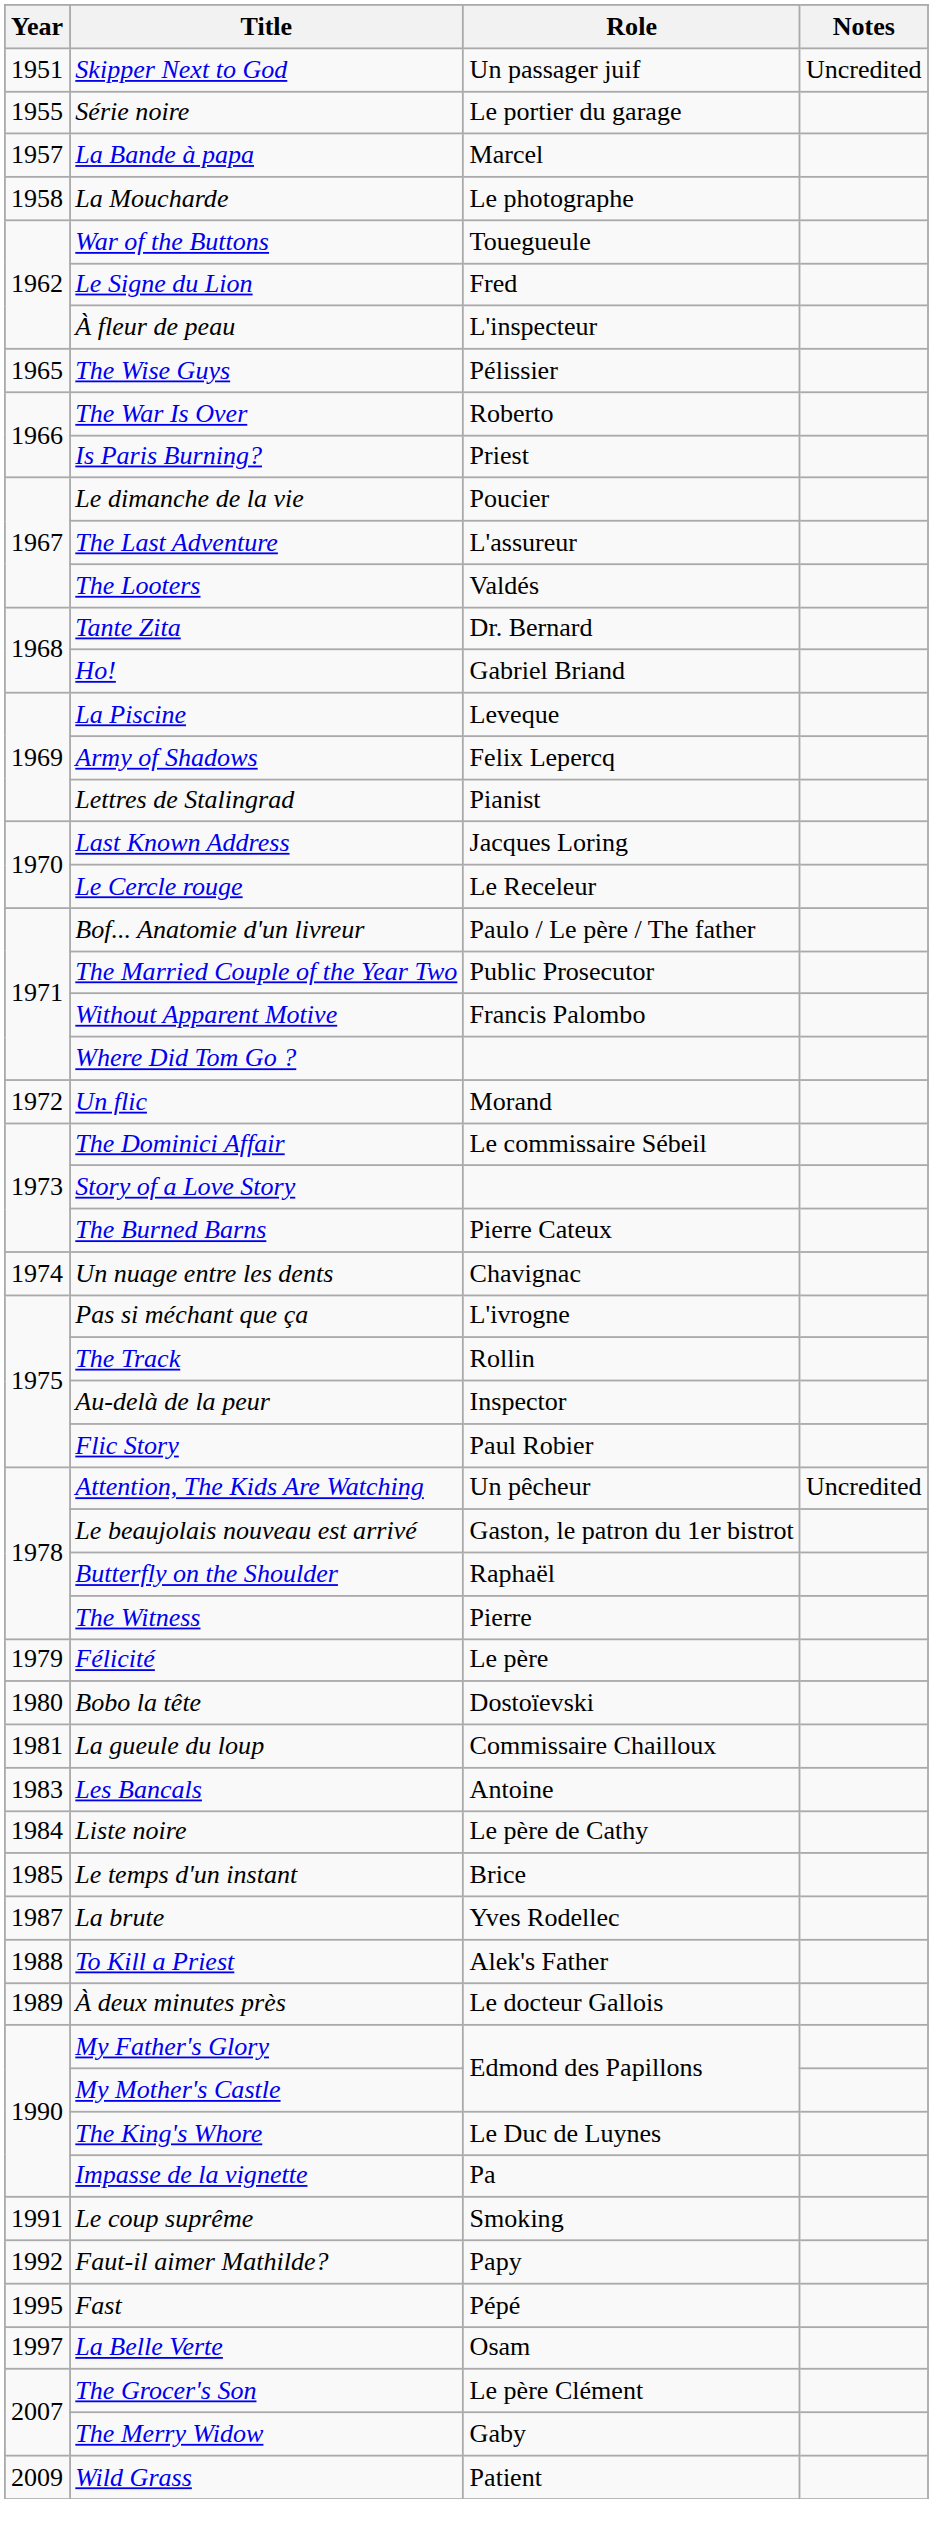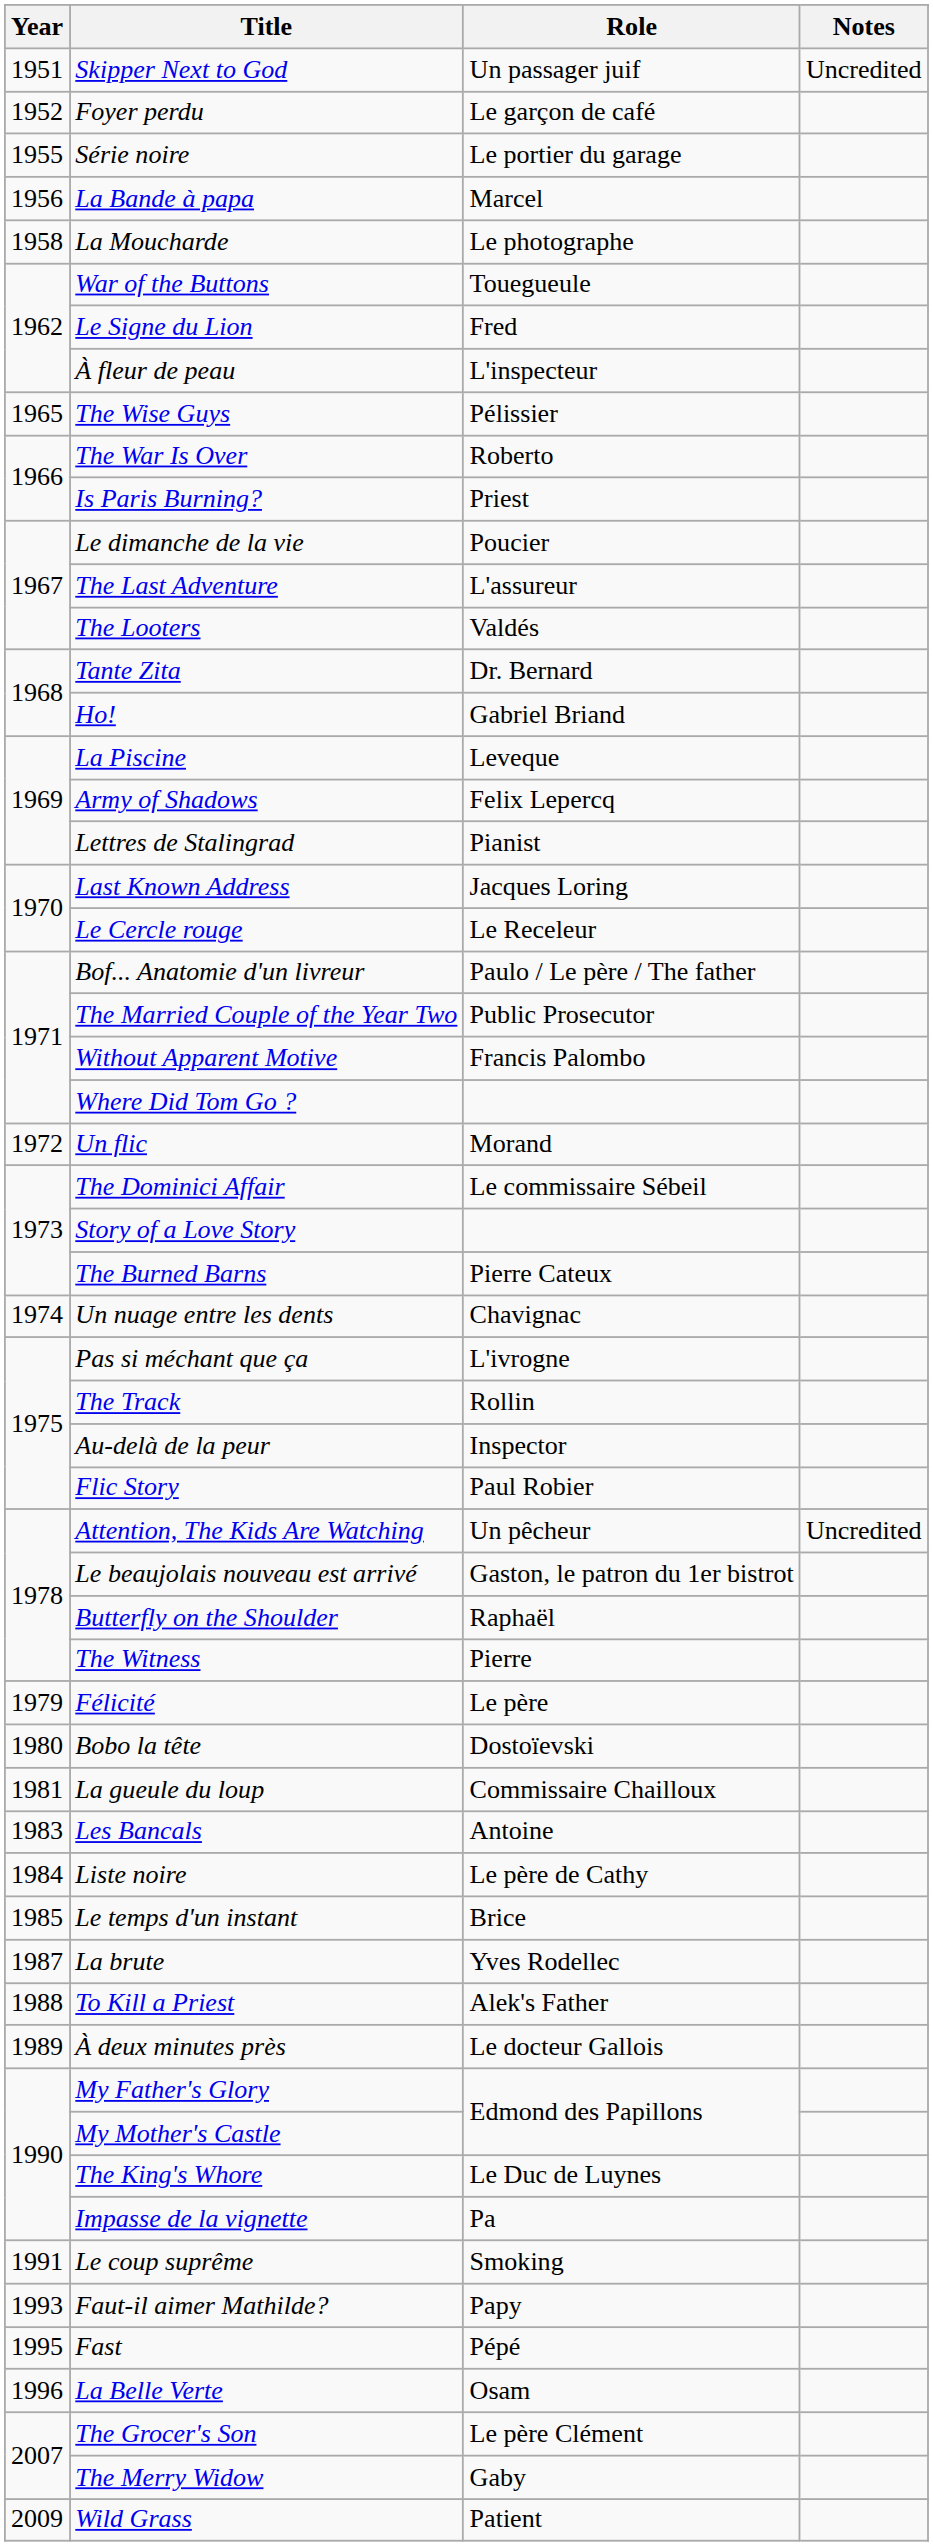+ row: (140, 112)
(37, 155) 1957 -> (37, 198) 1956
(37, 2261) 1992 -> (37, 2304) 1993
(37, 2347) 1997 -> (37, 2390) 1996
